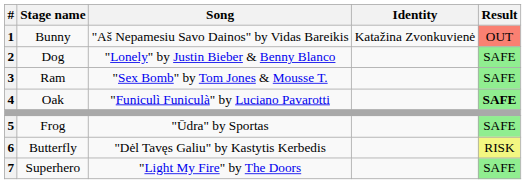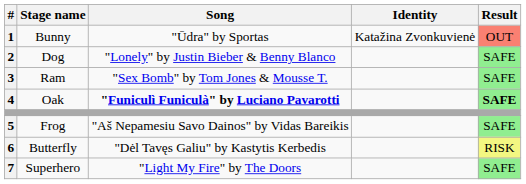(220, 36) "Aš Nepamesiu Savo Dainos" by Vidas Bareikis -> (220, 36) "Ūdra" by Sportas
(220, 99) normal -> (220, 99) bold
(220, 126) "Ūdra" by Sportas -> (220, 126) "Aš Nepamesiu Savo Dainos" by Vidas Bareikis
